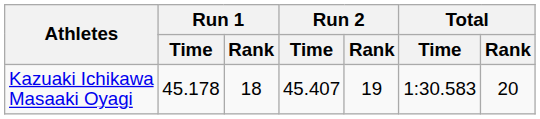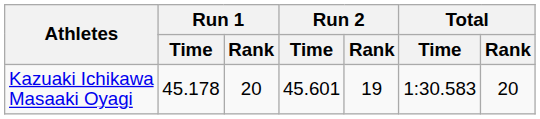(251, 89) 18 -> (251, 89) 20
(312, 89) 45.407 -> (312, 89) 45.601
